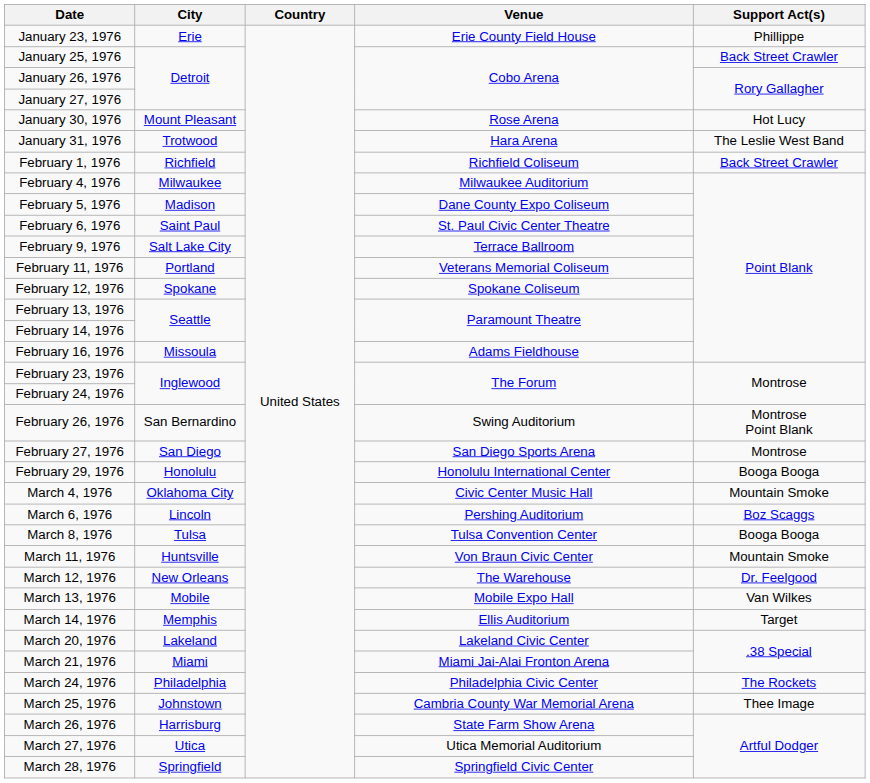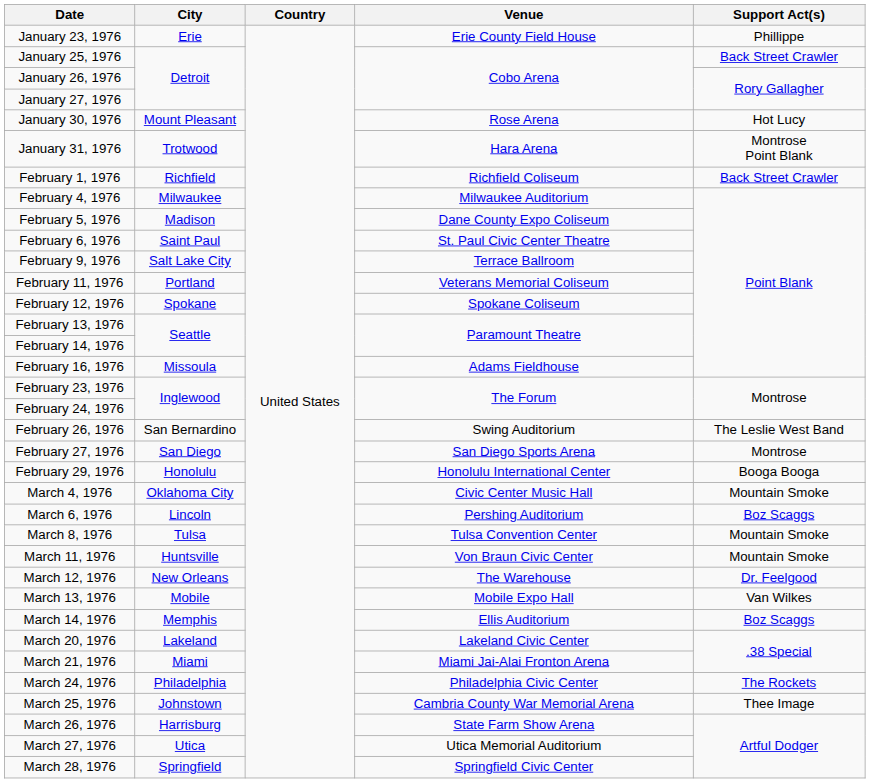(779, 141) The Leslie West Band -> (779, 148) Montrose Point Blank
(779, 422) Montrose Point Blank -> (779, 430) The Leslie West Band
(779, 535) Booga Booga -> (779, 535) Mountain Smoke
(779, 619) Target -> (779, 619) Boz Scaggs
